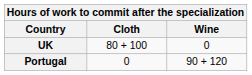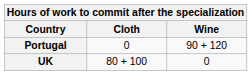rows swapped: (46, 45) <-> (46, 62)
